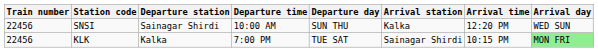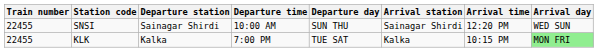(20, 26) 22456 -> (20, 26) 22455
(397, 26) Kalka -> (423, 26) Sainagar Shirdi
(20, 40) 22456 -> (20, 40) 22455
(423, 40) Sainagar Shirdi -> (397, 40) Kalka
